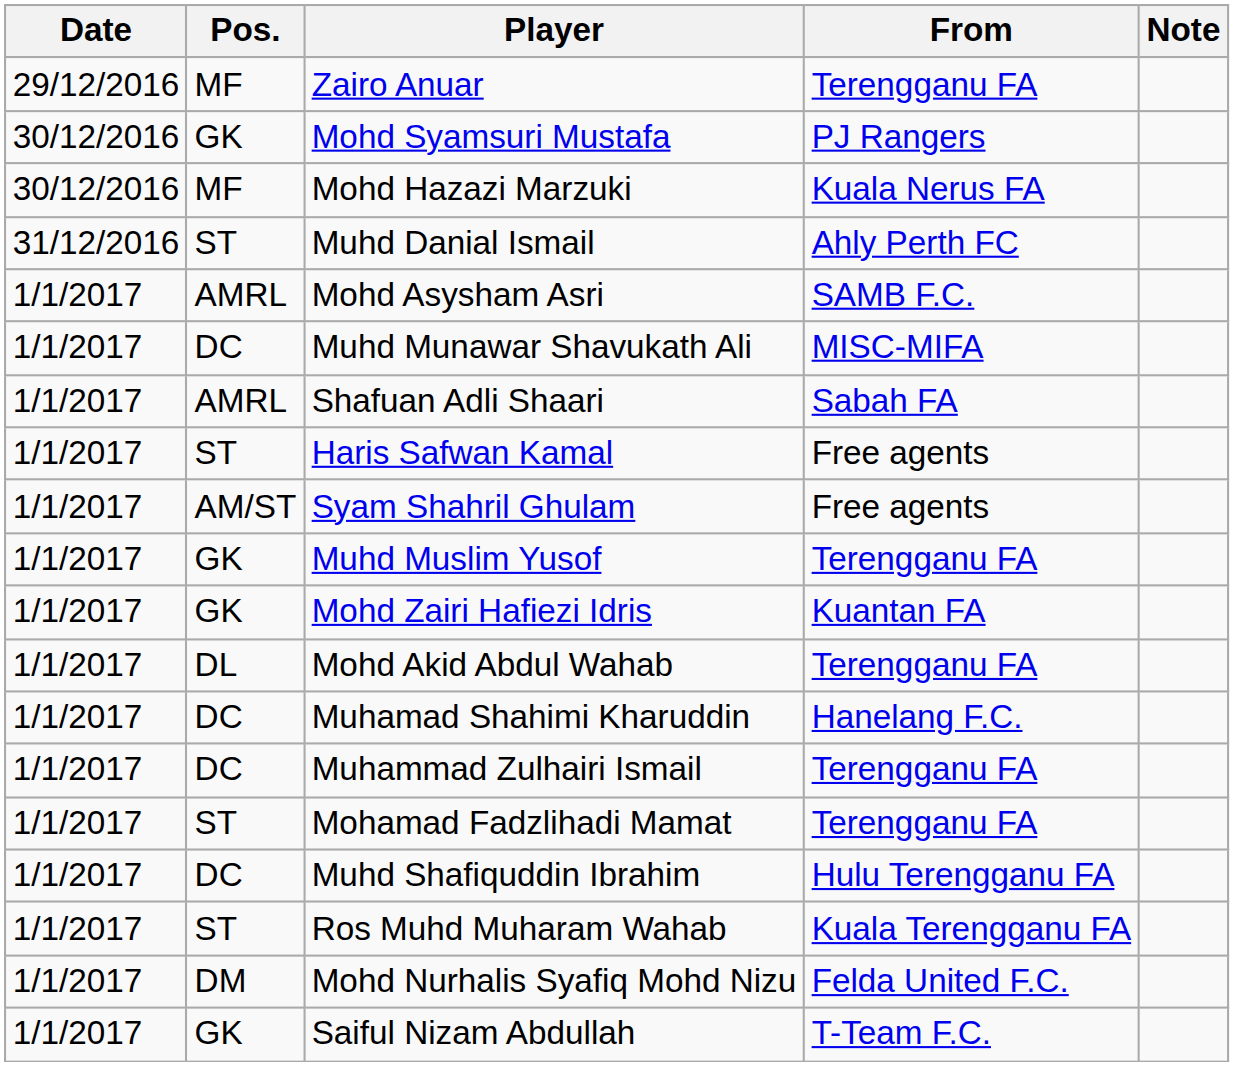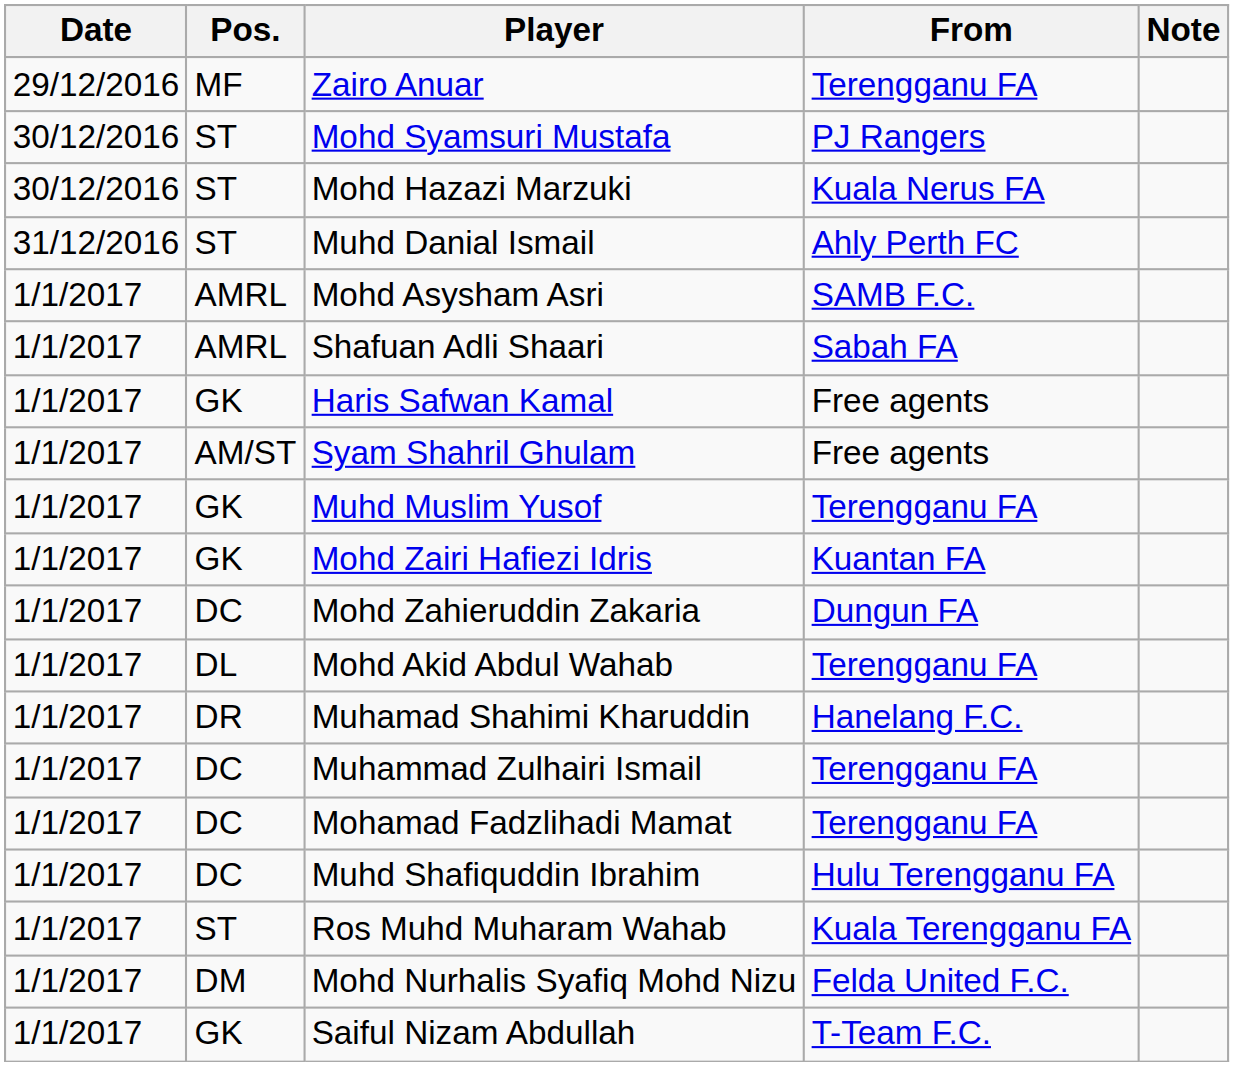(219, 136) GK -> (216, 136) ST
(219, 189) MF -> (216, 189) ST
- row: (532, 347)
(216, 453) ST -> (219, 400) GK
+ row: (506, 611)
(219, 717) DC -> (219, 717) DR
(216, 822) ST -> (219, 822) DC
